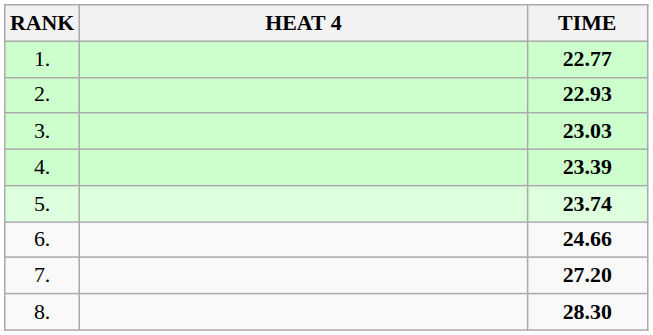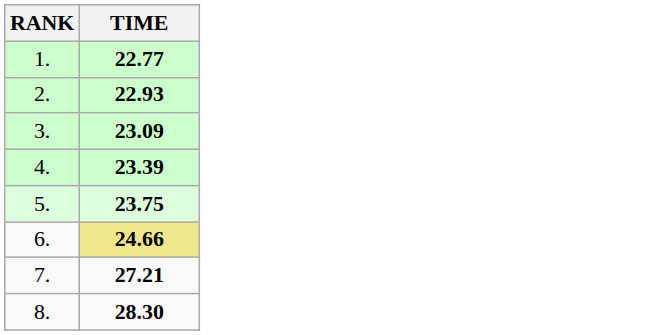- column: (303, 22)
(587, 131) 23.03 -> (139, 131) 23.09
(587, 203) 23.74 -> (139, 203) 23.75
(587, 239) no background -> (139, 239) khaki background
(587, 275) 27.20 -> (139, 275) 27.21
